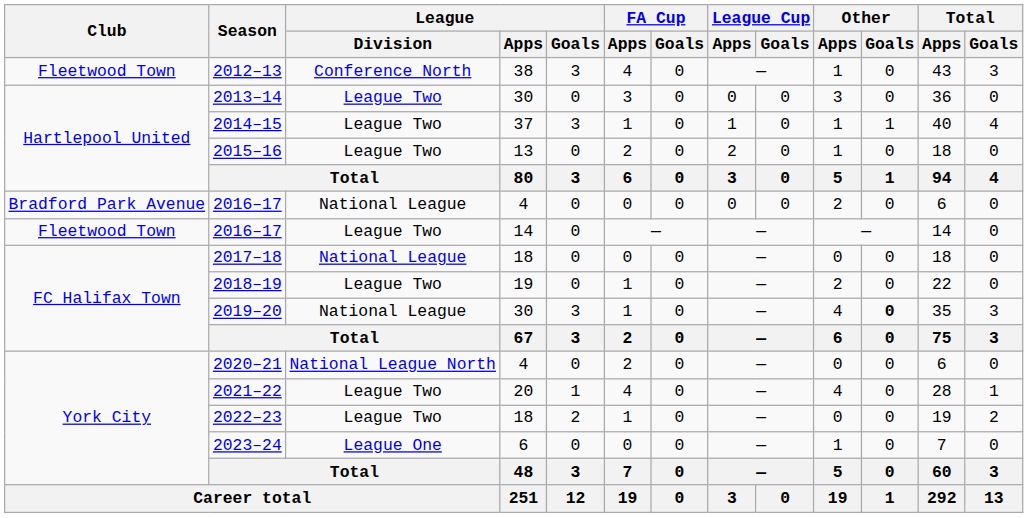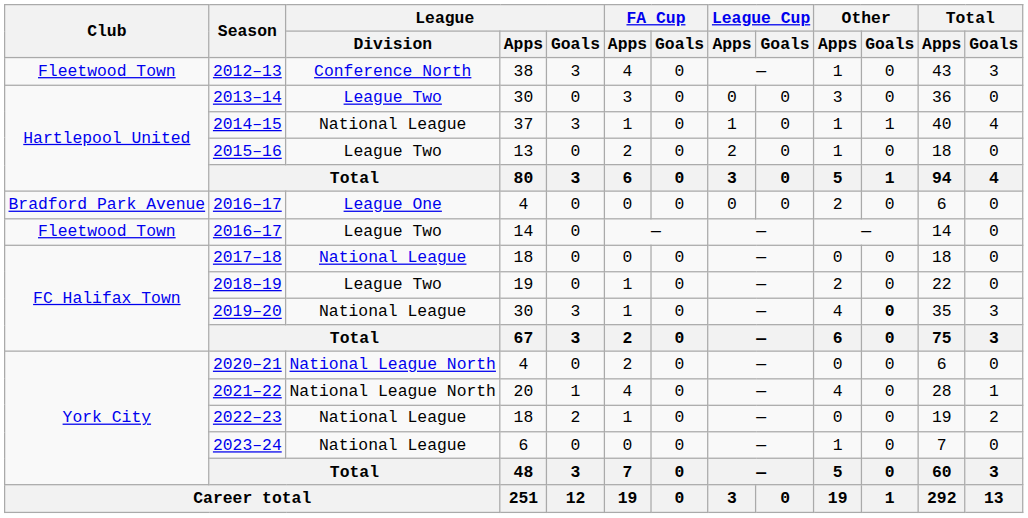(393, 125) League Two -> (393, 125) National League
(393, 205) National League -> (393, 205) League One
(393, 392) League Two -> (393, 392) National League North
(393, 418) League Two -> (393, 418) National League
(393, 445) League One -> (393, 445) National League
